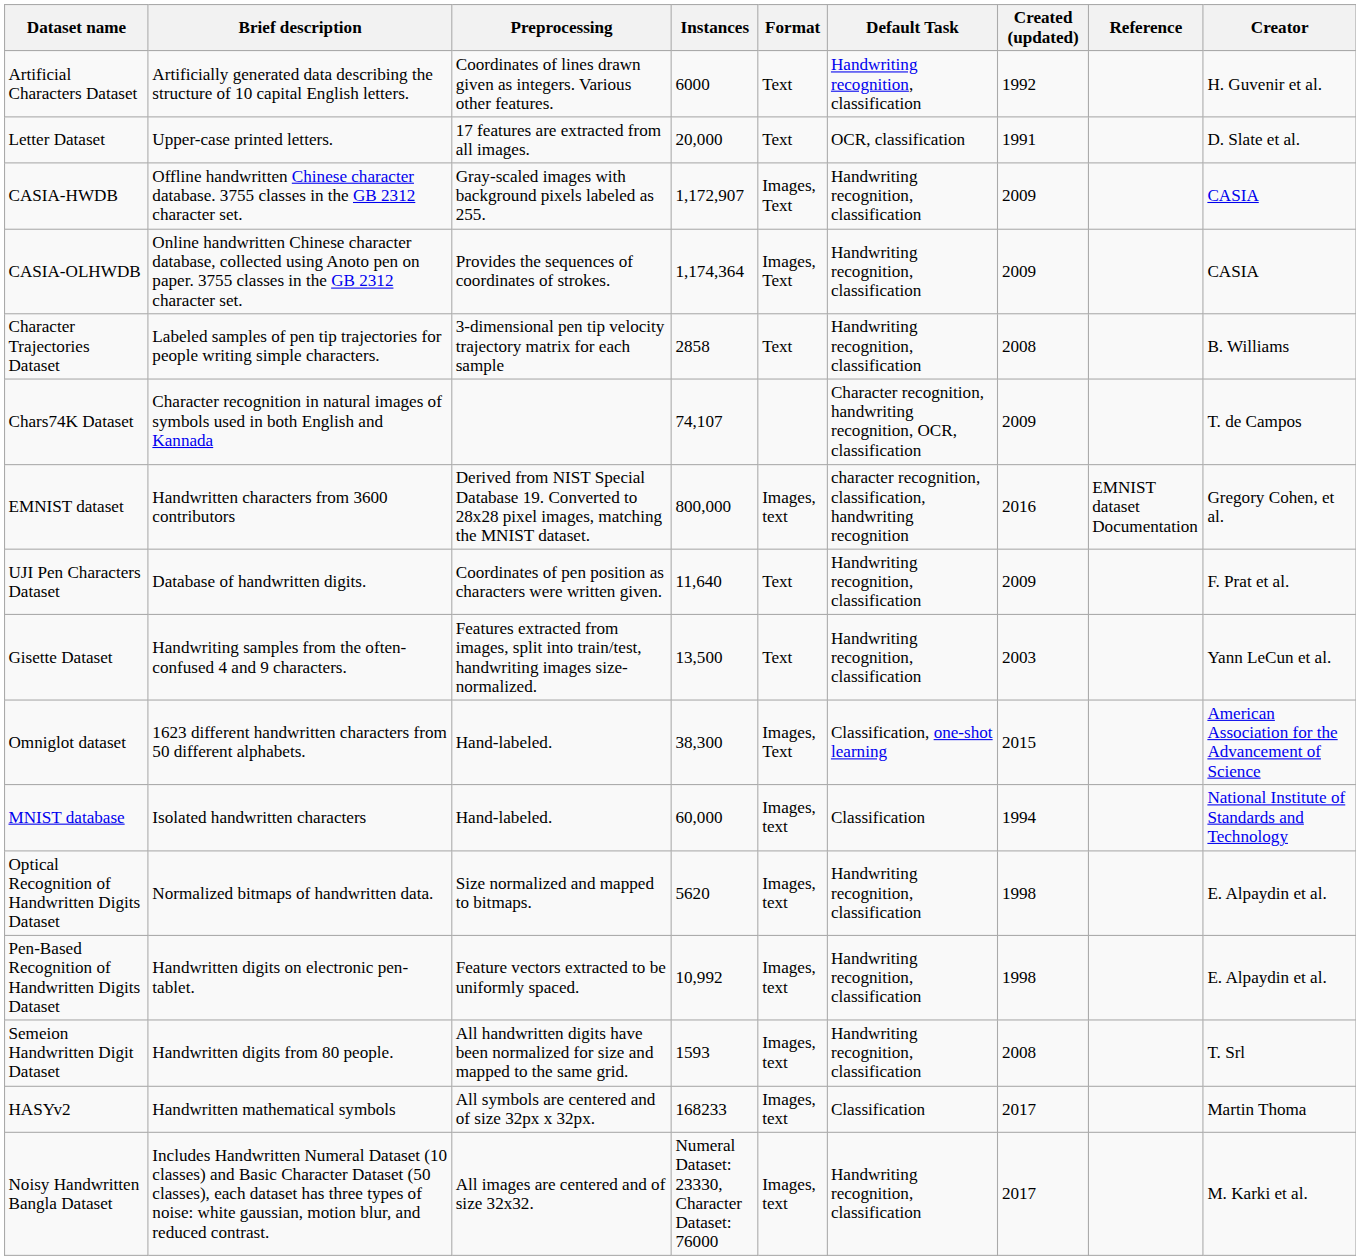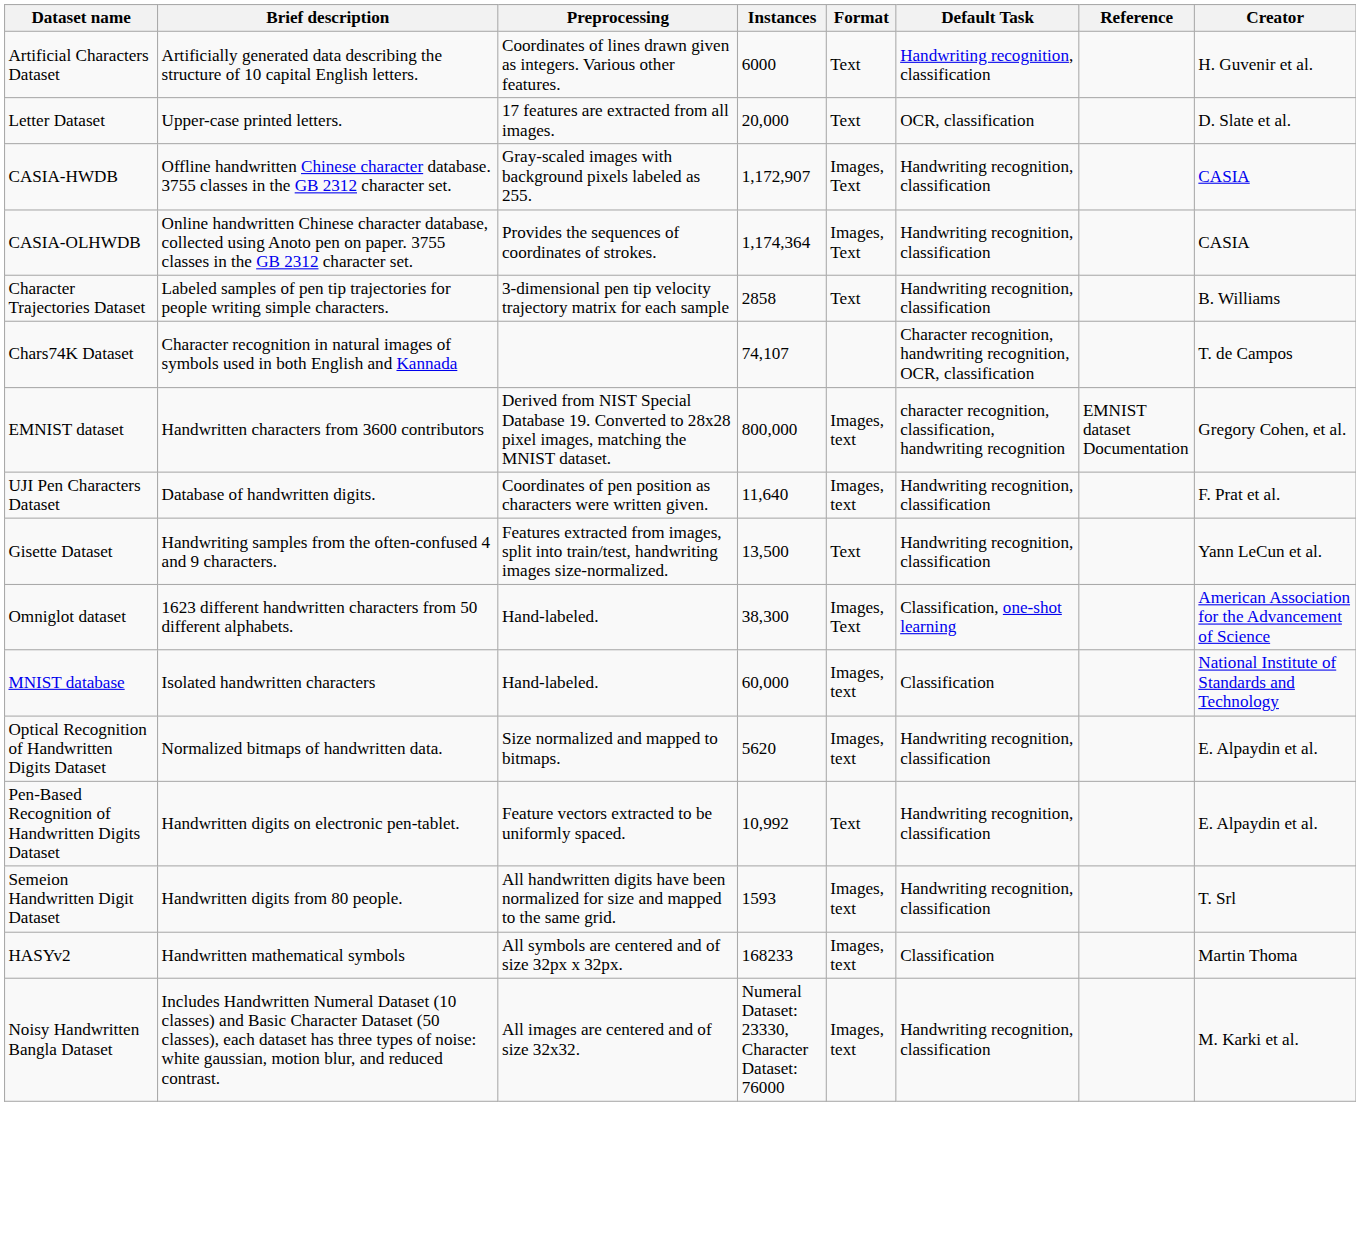- column: (1043, 27)
(777, 581) Text -> (857, 495) Images, text
(789, 977) Images, text -> (845, 823) Text
